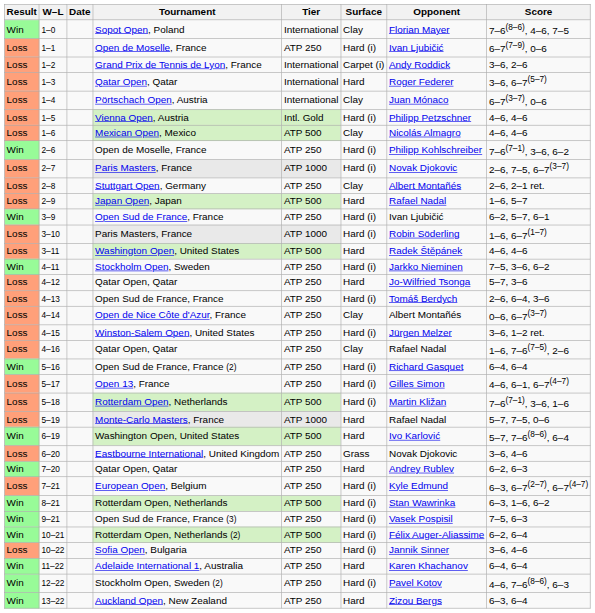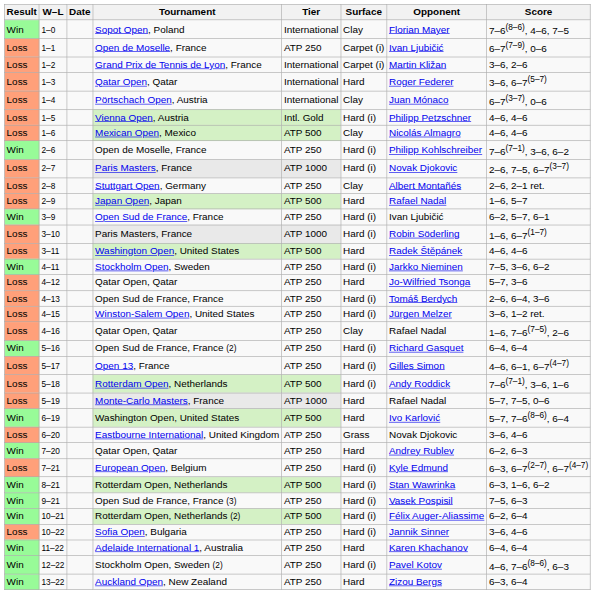(360, 47) Hard (i) -> (364, 47) Carpet (i)
(420, 64) Andy Roddick -> (418, 64) Martin Kližan
- row: (51, 316)
(418, 402) Martin Kližan -> (420, 383) Andy Roddick
